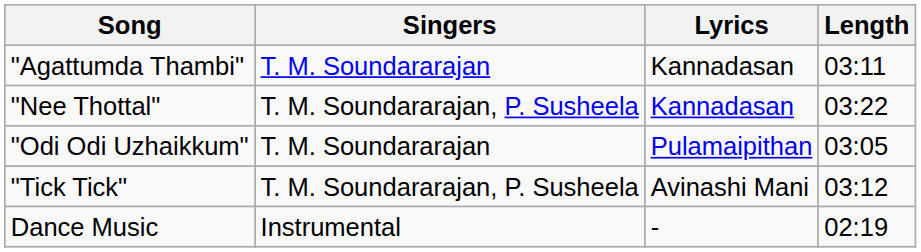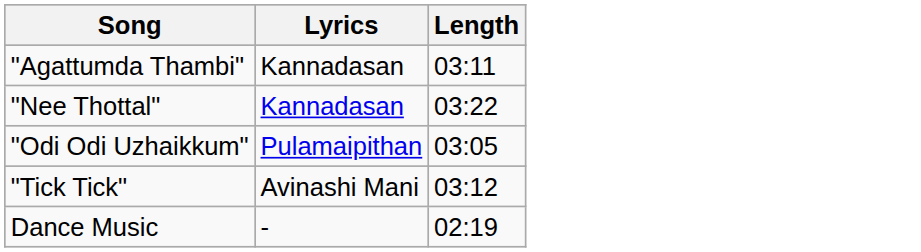- column: (450, 25)
